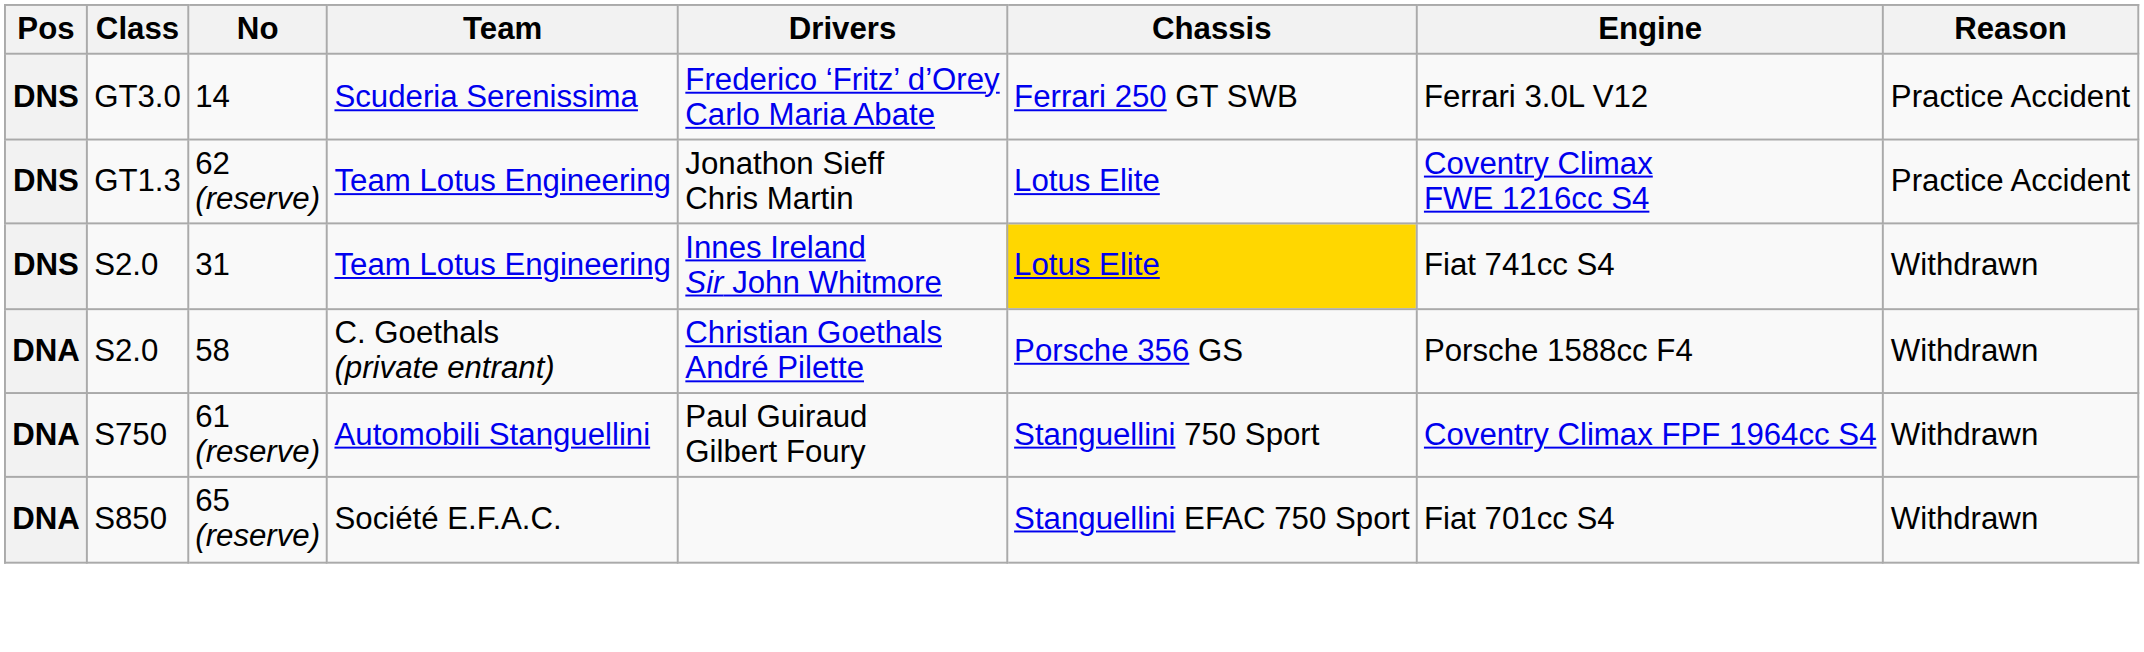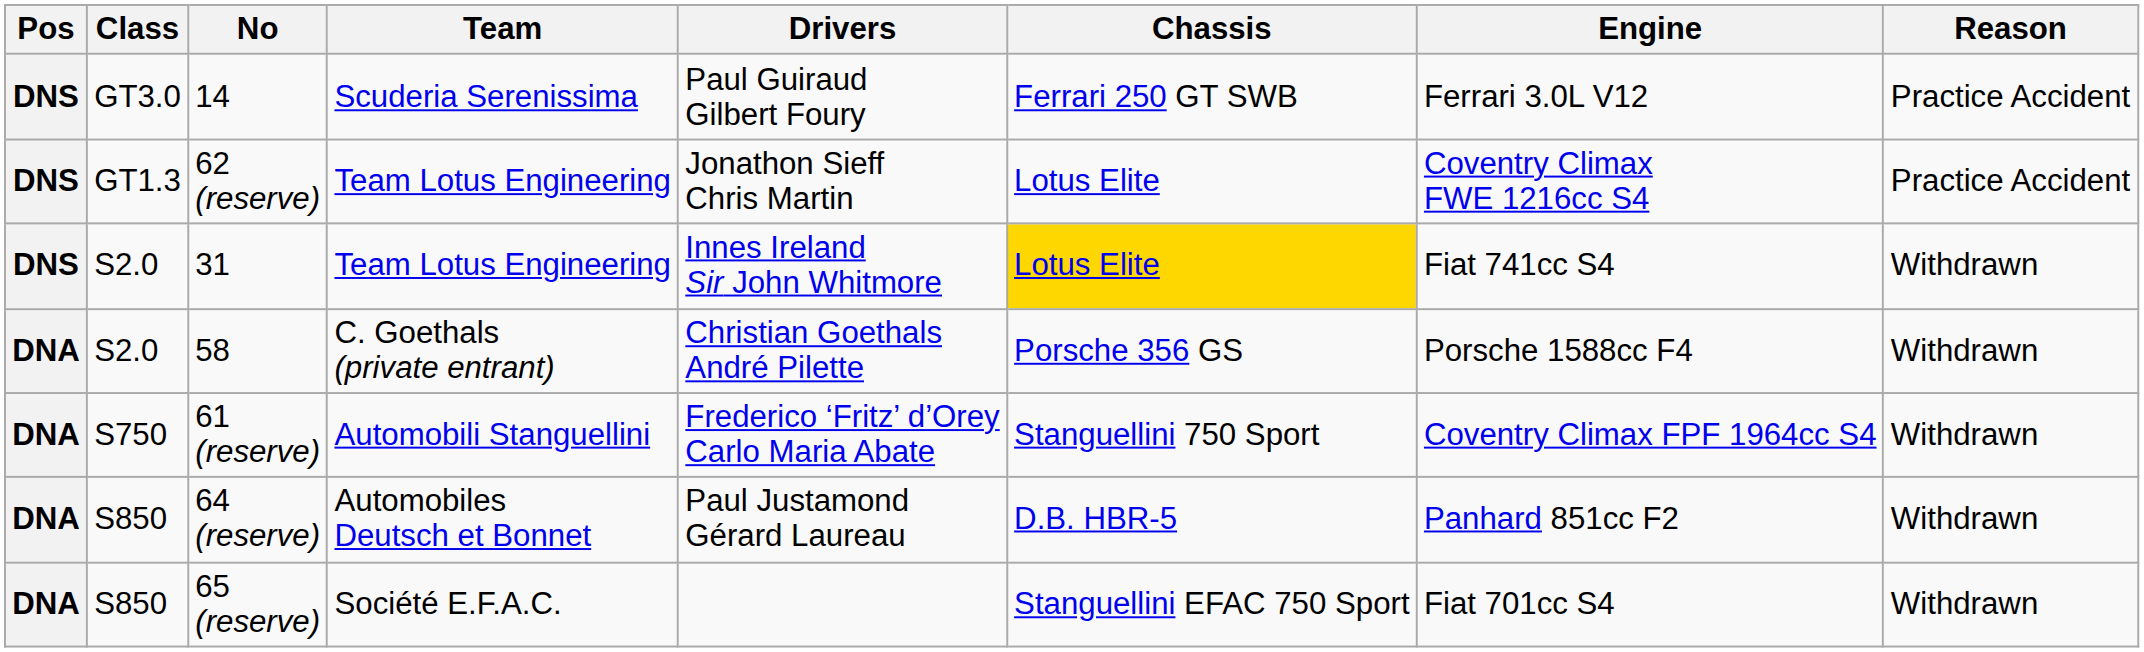(843, 96) Frederico ‘Fritz’ d’Orey Carlo Maria Abate -> (776, 96) Paul Guiraud Gilbert Foury
(776, 434) Paul Guiraud Gilbert Foury -> (843, 434) Frederico ‘Fritz’ d’Orey Carlo Maria Abate
+ row: (258, 519)
